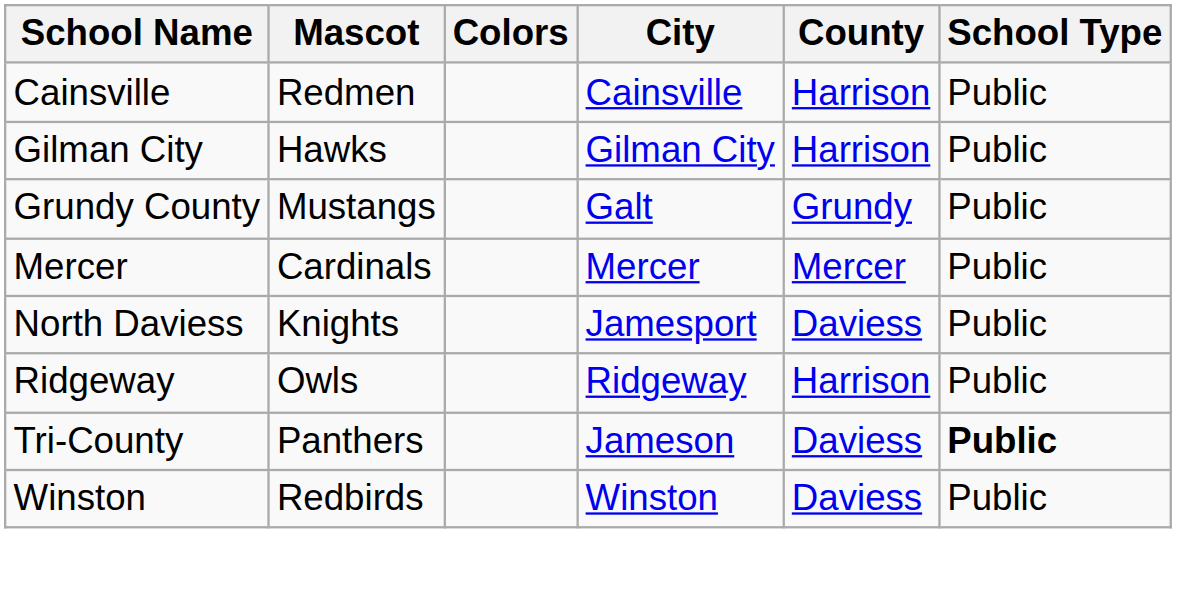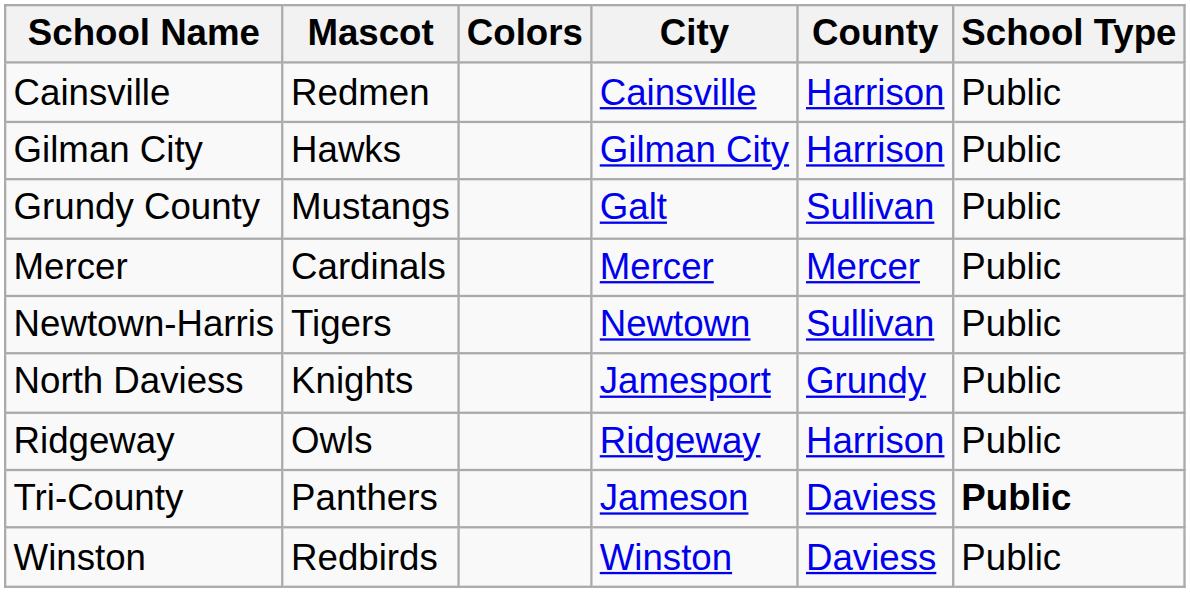(852, 207) Grundy -> (870, 207) Sullivan
+ row: (144, 324)
(857, 324) Daviess -> (866, 382) Grundy
